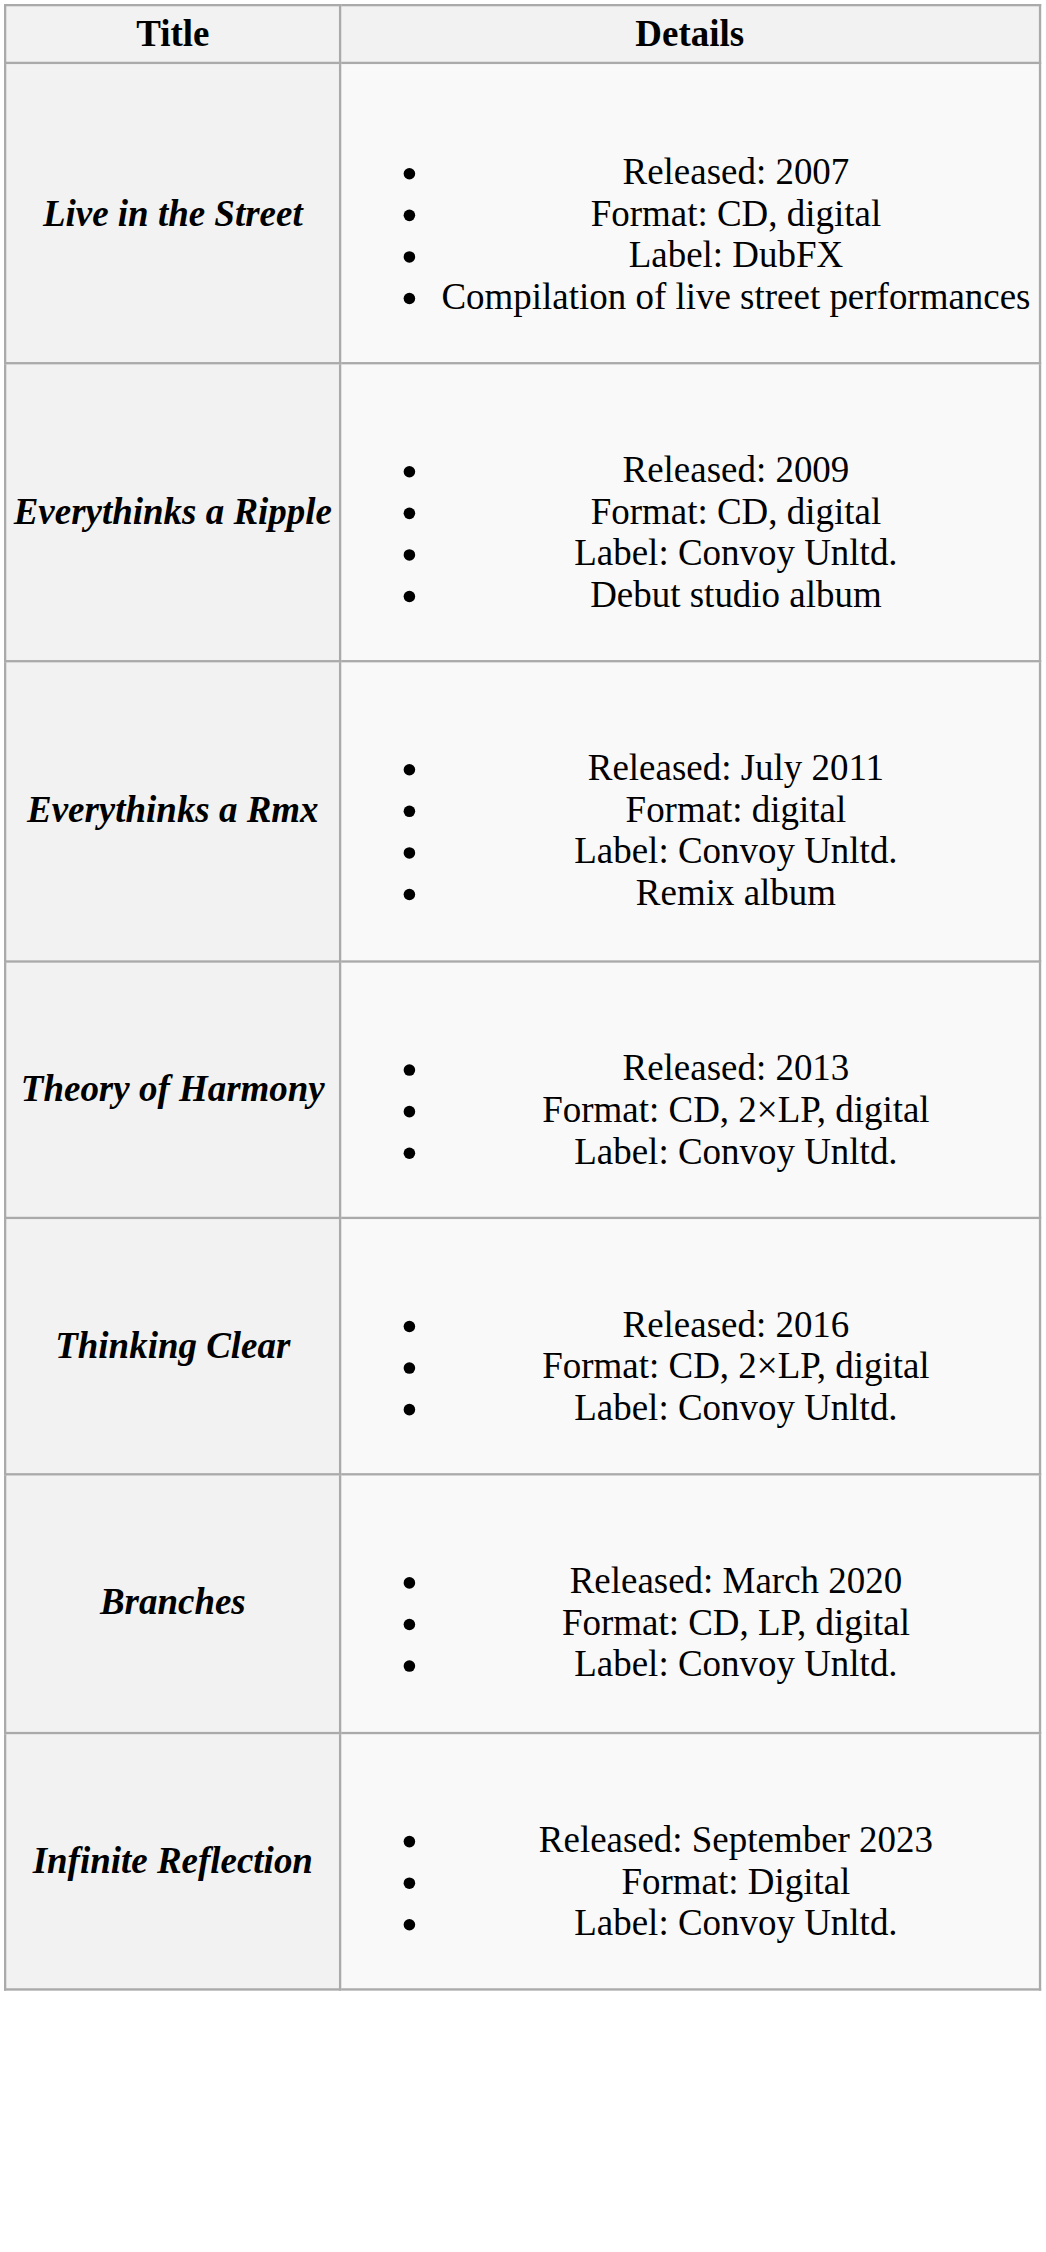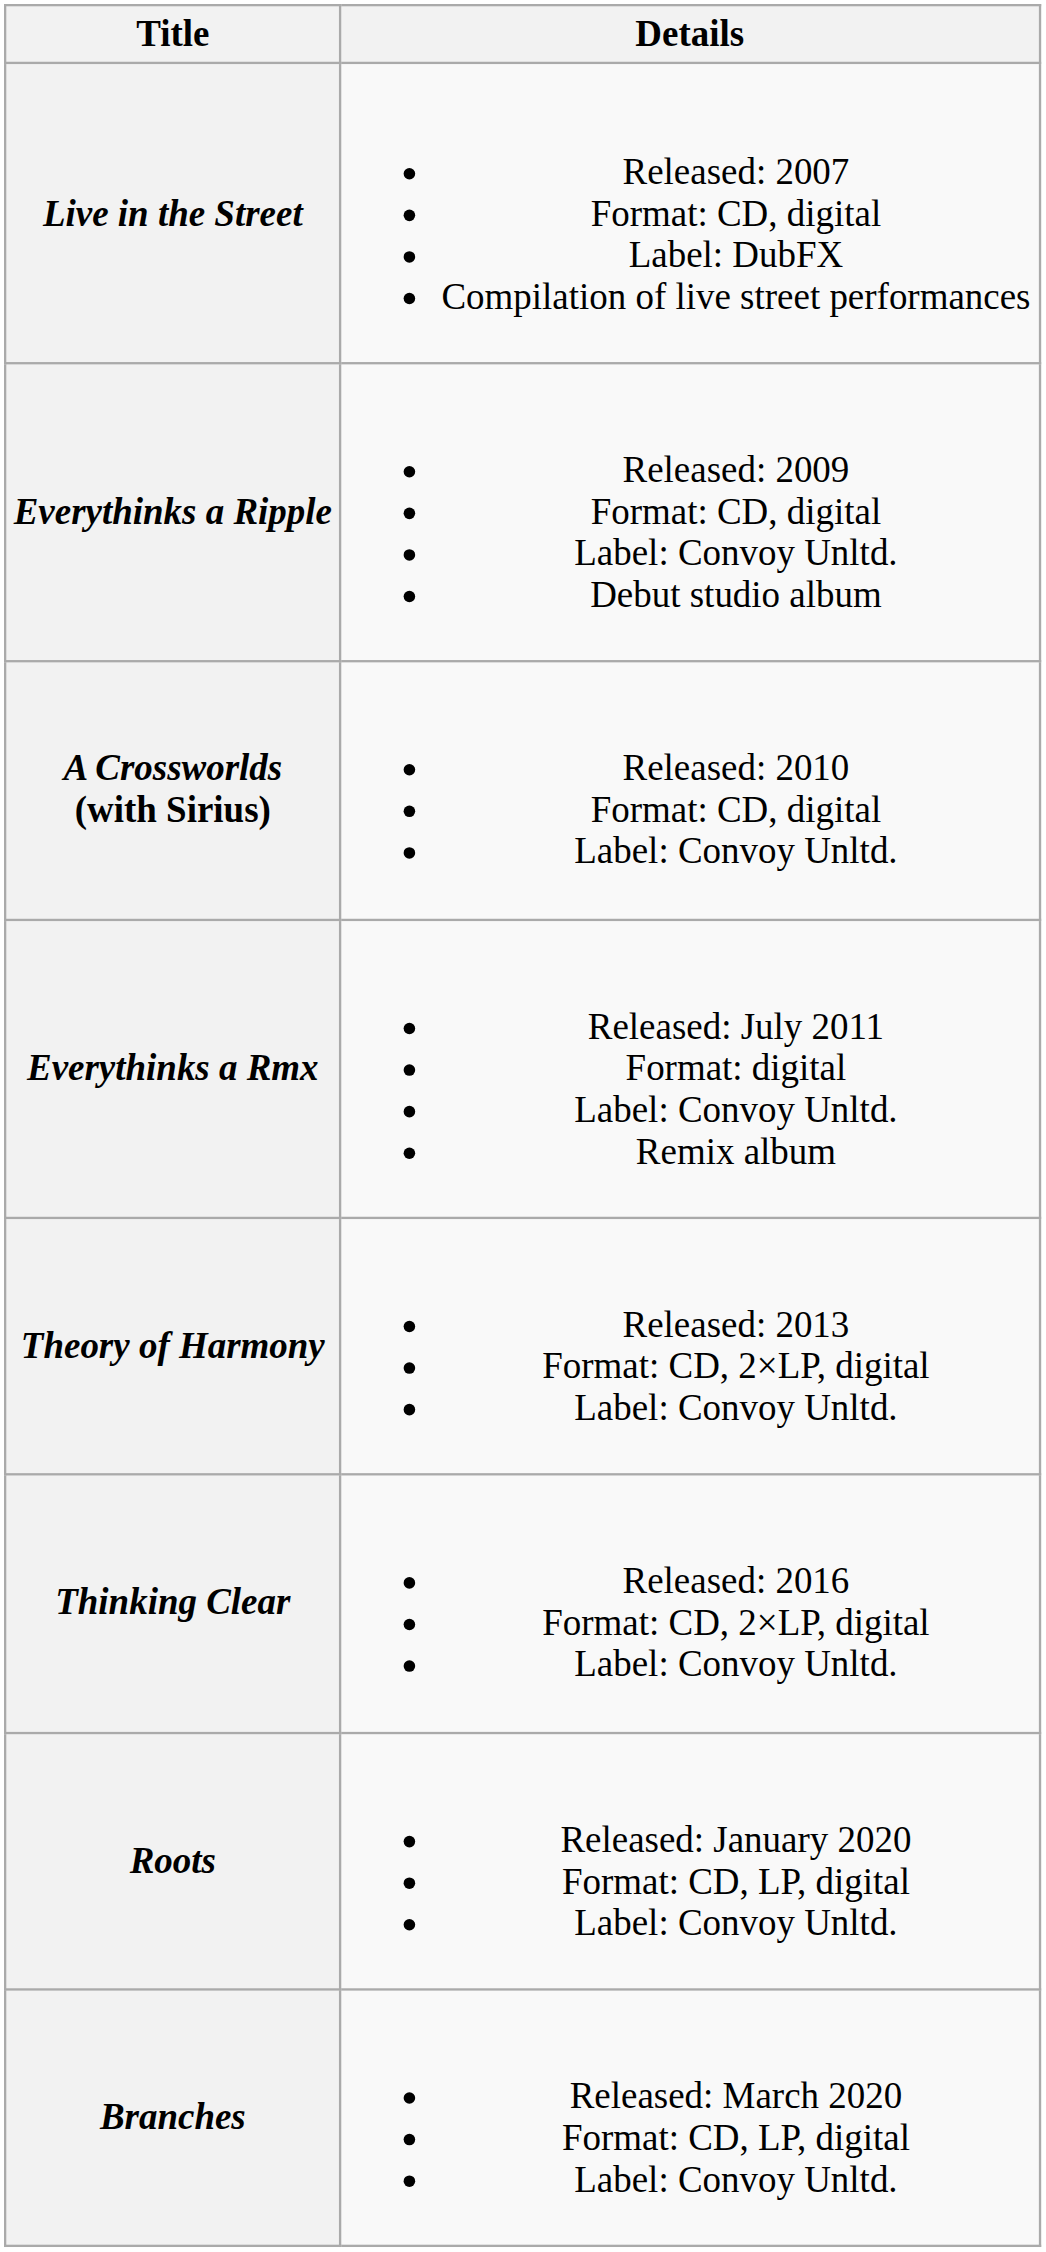+ row: (173, 789)
+ row: (173, 1860)
- row: (173, 1860)
